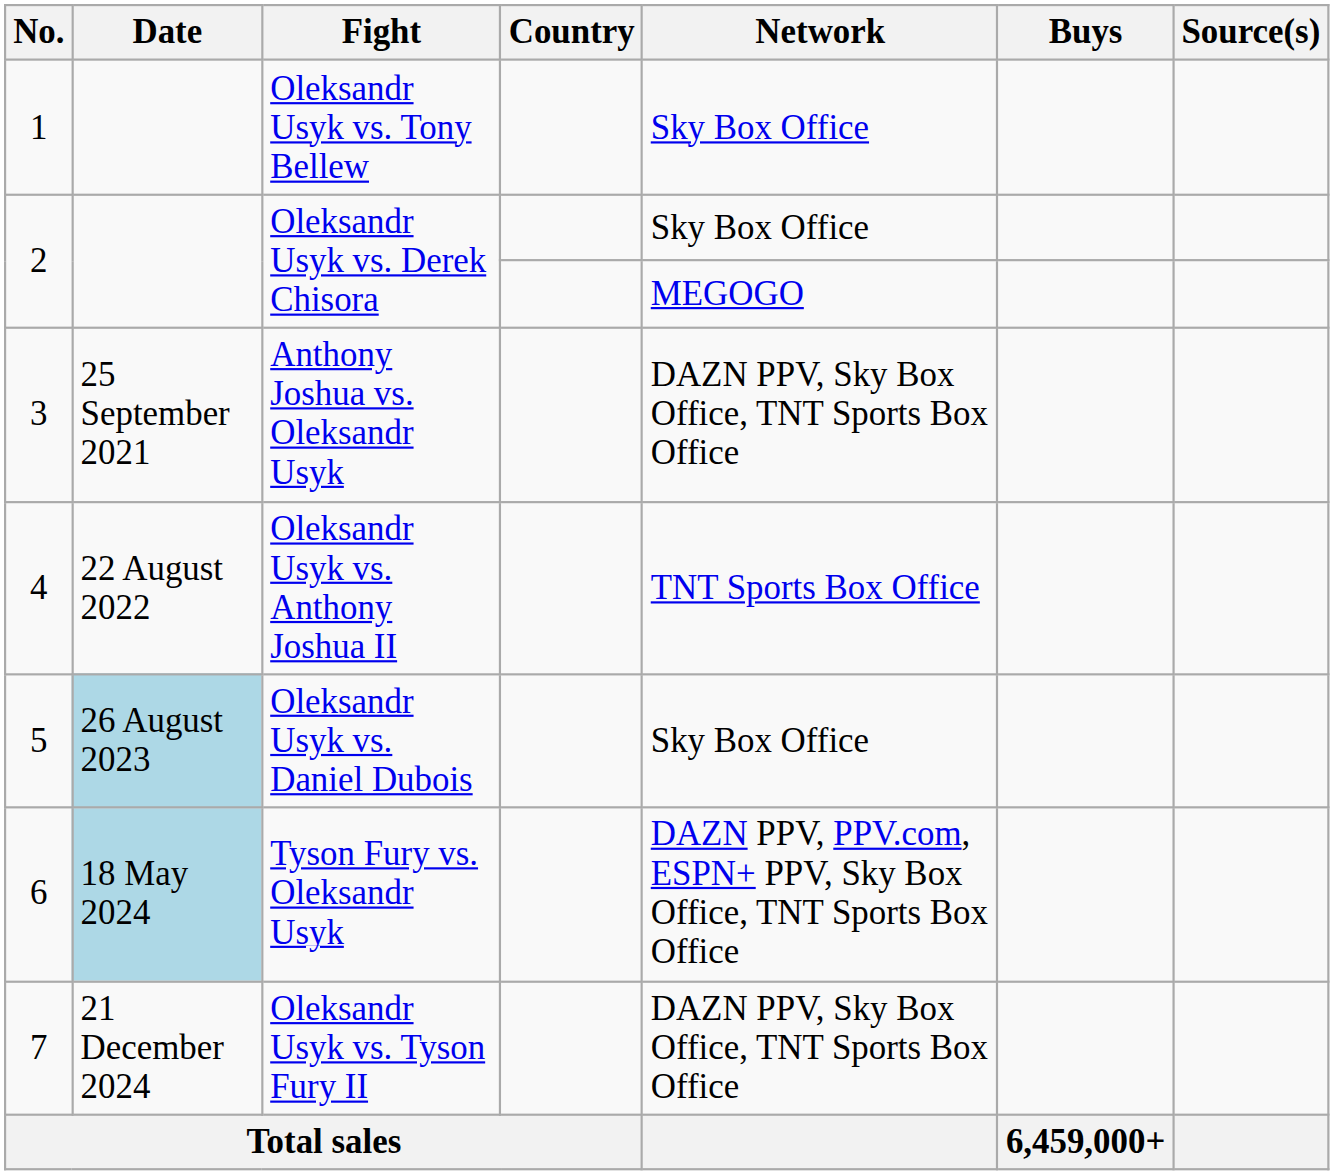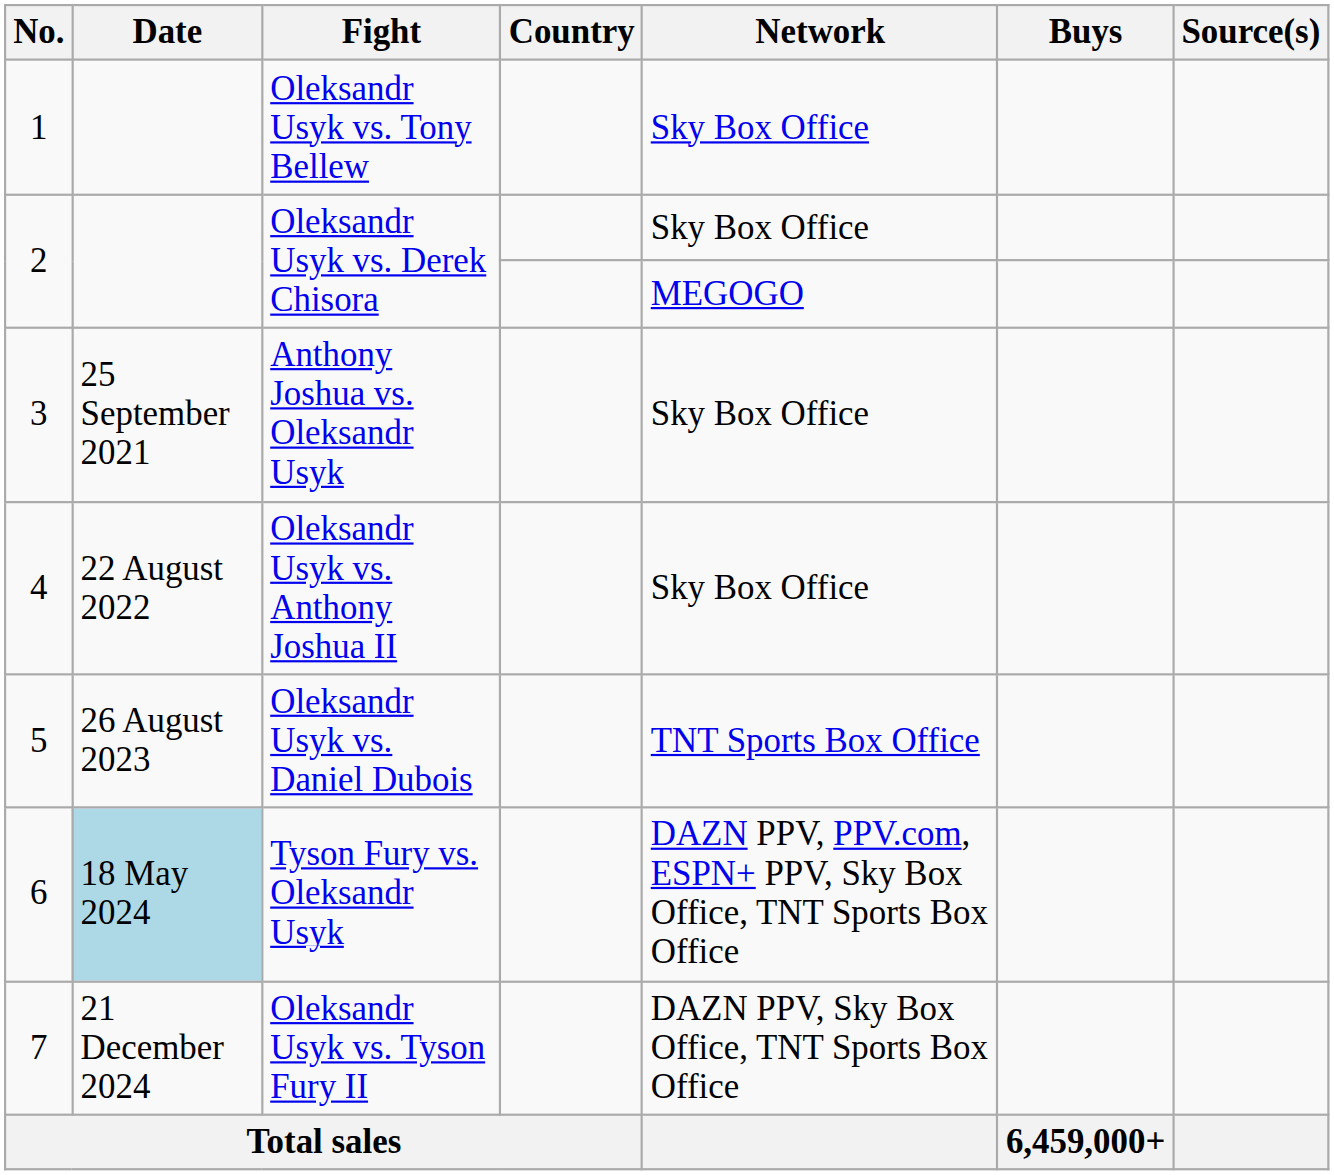(819, 413) DAZN PPV, Sky Box Office, TNT Sports Box Office -> (760, 413) Sky Box Office
(815, 586) TNT Sports Box Office -> (760, 586) Sky Box Office
(152, 740) lightblue background -> (152, 740) no background
(760, 740) Sky Box Office -> (815, 740) TNT Sports Box Office
